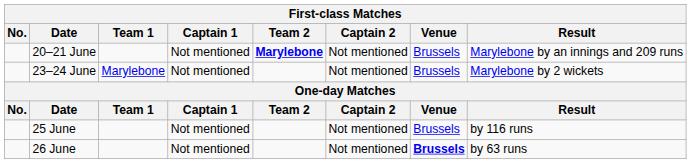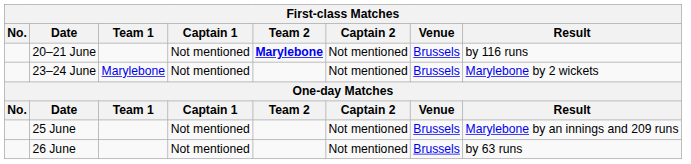(577, 52) Marylebone by an innings and 209 runs -> (497, 52) by 116 runs
(502, 129) by 116 runs -> (572, 129) Marylebone by an innings and 209 runs
(439, 149) bold -> (437, 149) normal
